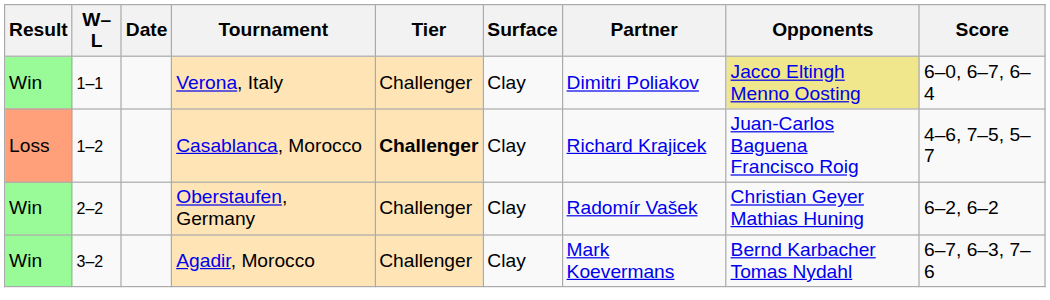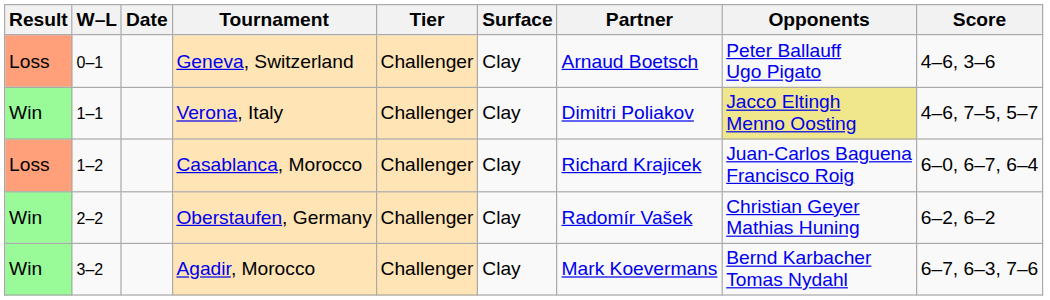+ row: (265, 60)
(977, 82) 6–0, 6–7, 6–4 -> (980, 113) 4–6, 7–5, 5–7
(429, 145) bold -> (427, 165) normal
(977, 145) 4–6, 7–5, 5–7 -> (980, 165) 6–0, 6–7, 6–4
